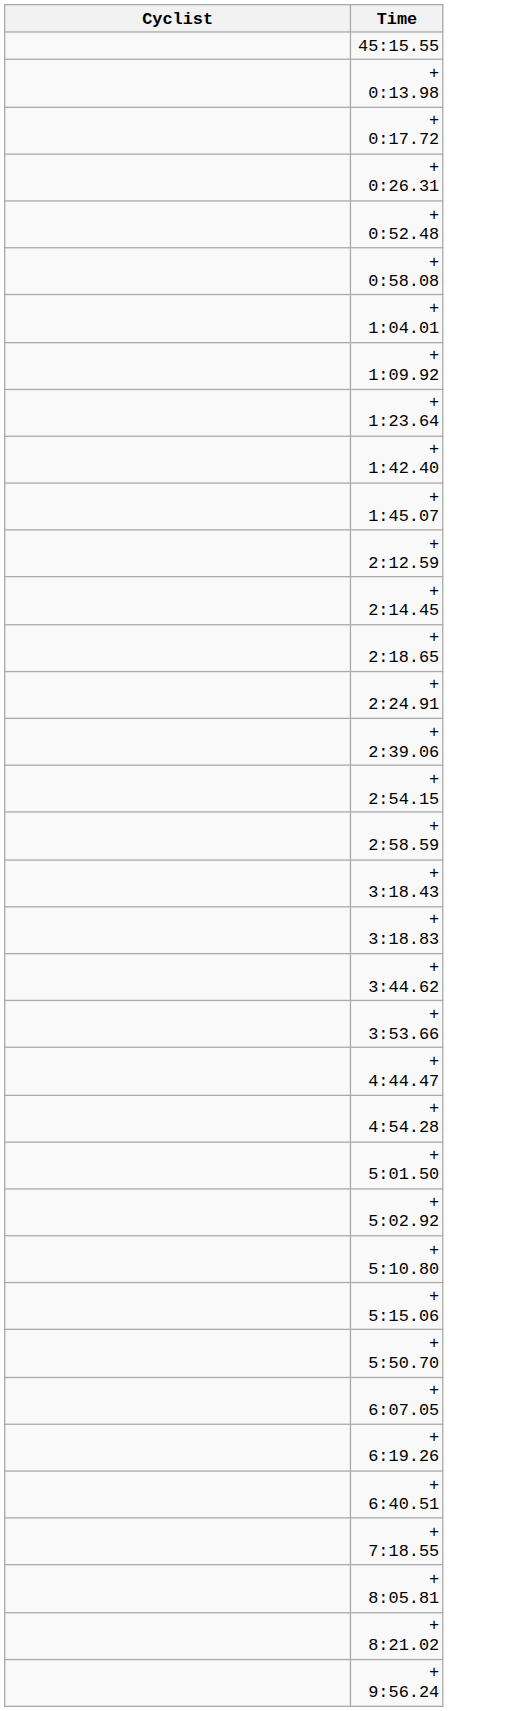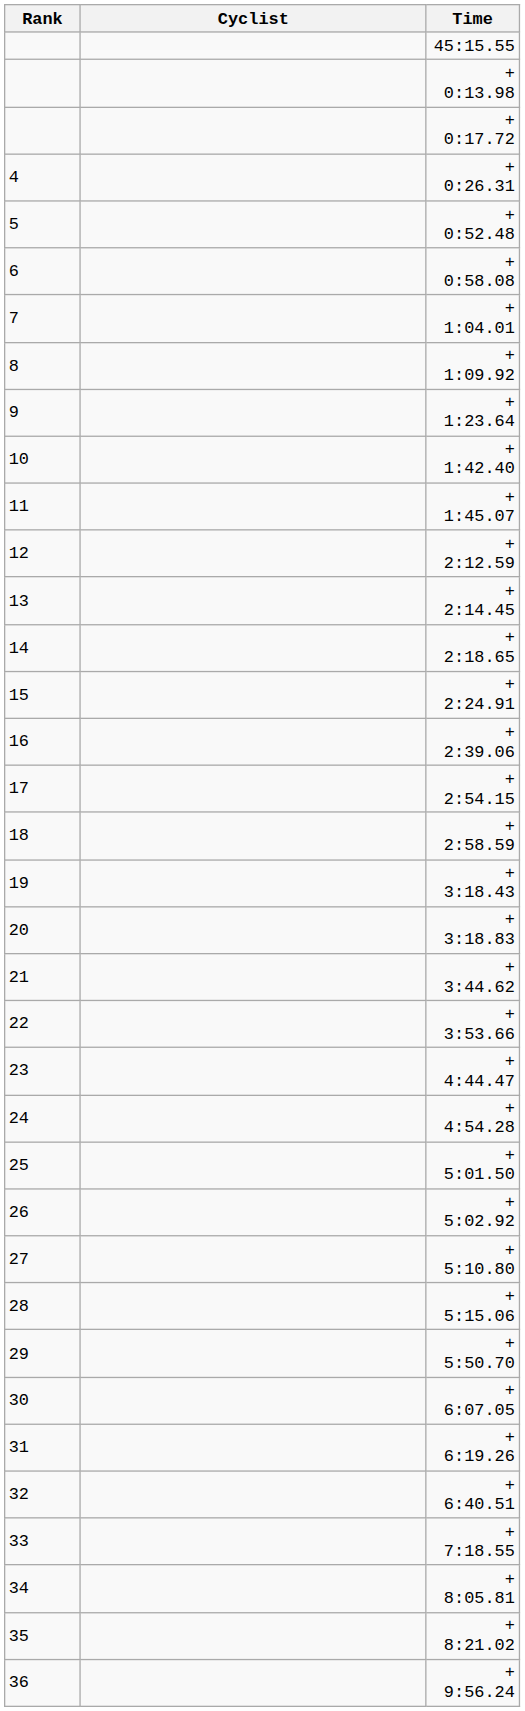+ column: (42, 18)
